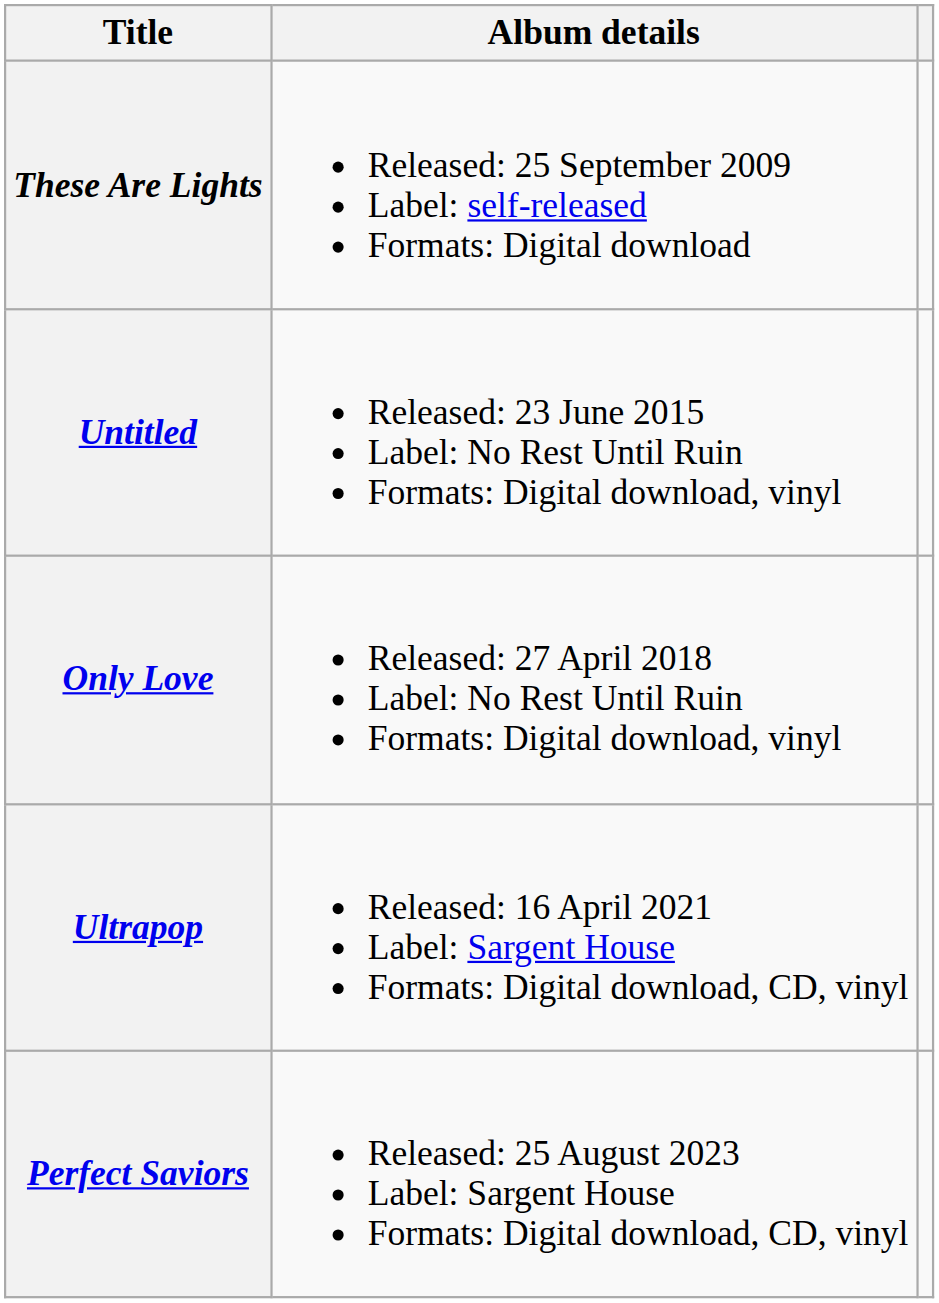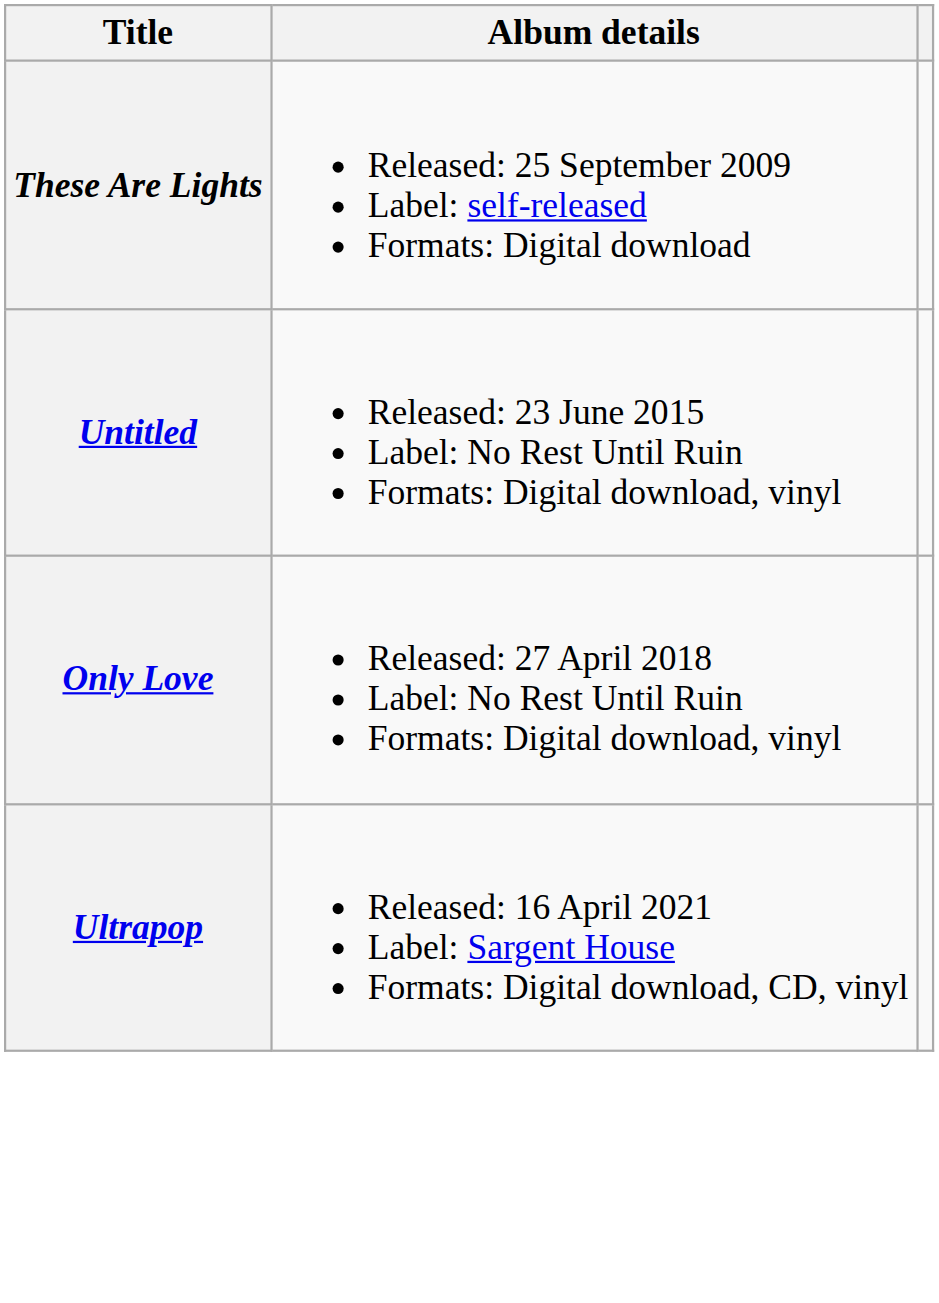- row: (138, 1173)
